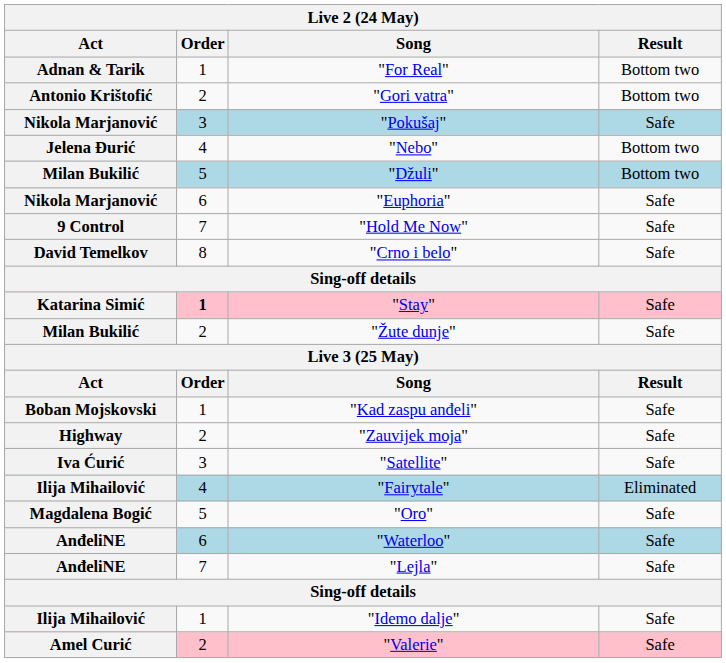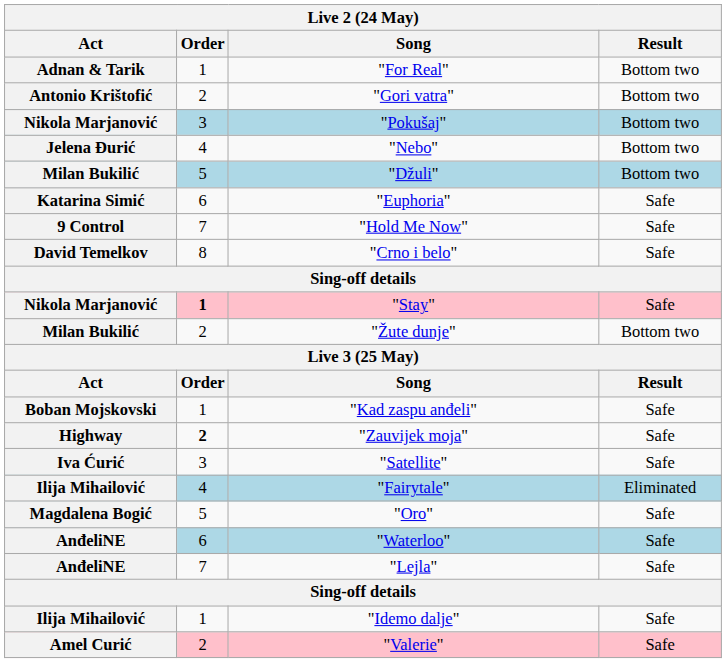(660, 122) Safe -> (660, 122) Bottom two
(91, 200) Nikola Marjanović -> (91, 200) Katarina Simić
(91, 305) Katarina Simić -> (91, 305) Nikola Marjanović
(660, 331) Safe -> (660, 331) Bottom two
(203, 435) normal -> (203, 435) bold
